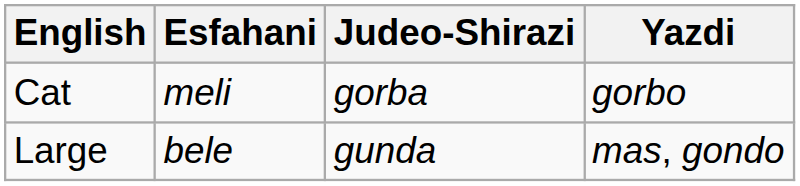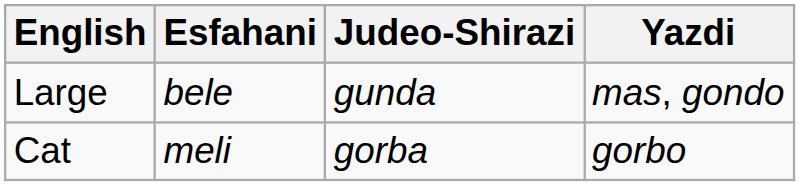rows swapped: (61, 150) <-> (42, 92)
